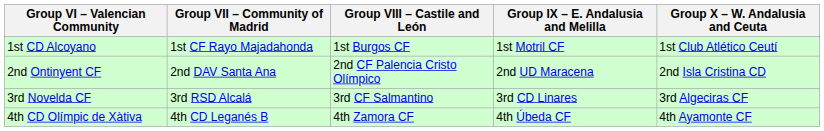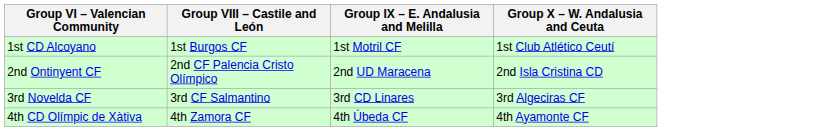- column: (249, 20)
